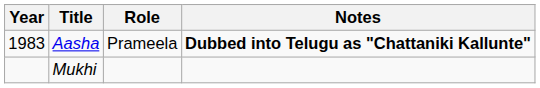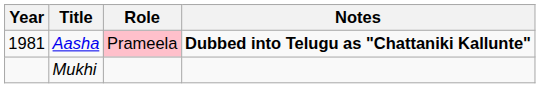(27, 43) 1983 -> (27, 43) 1981
(142, 43) no background -> (142, 43) pink background
